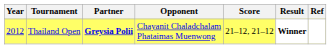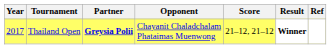(15, 31) 2012 -> (15, 31) 2017
